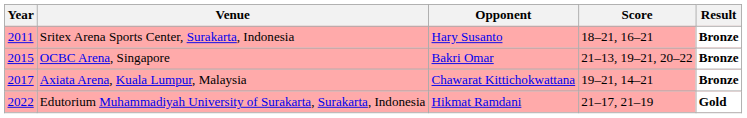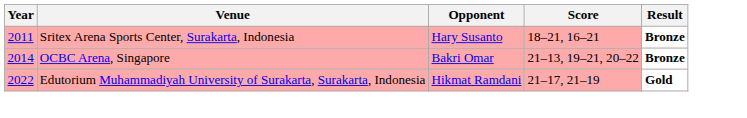(21, 58) 2015 -> (21, 58) 2014
- row: (143, 80)
